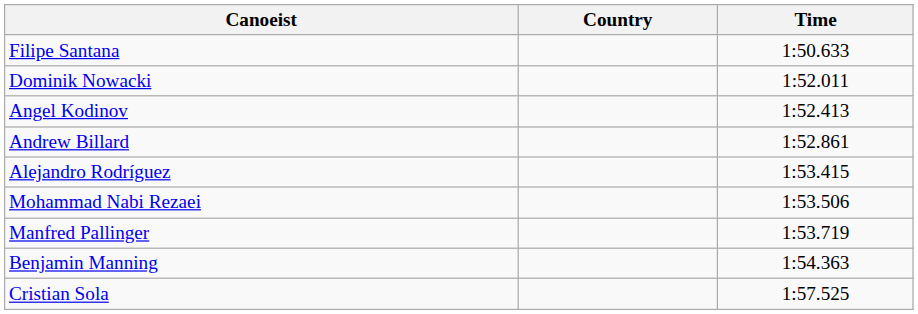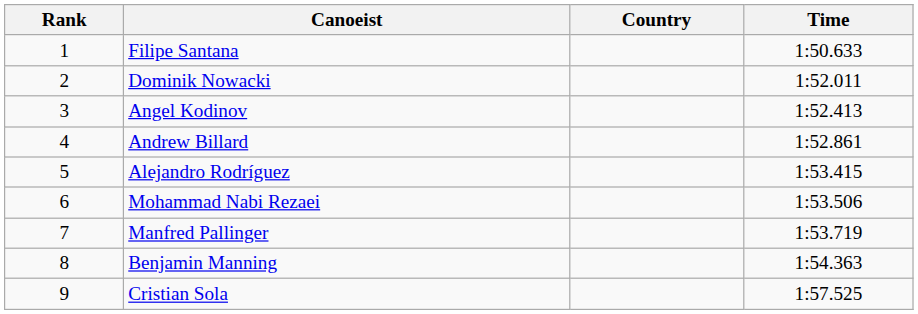+ column: (64, 19)
